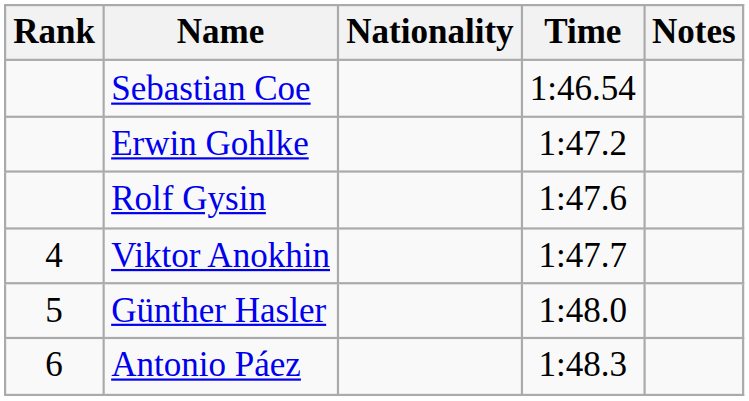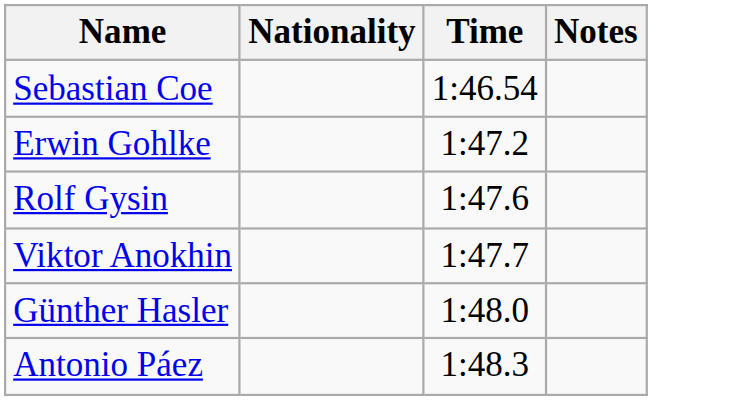- column: (54, 32)
